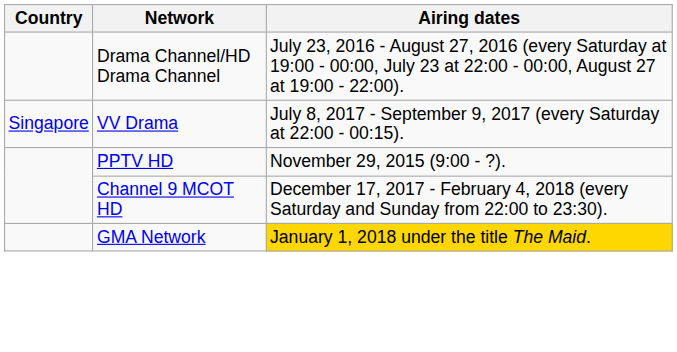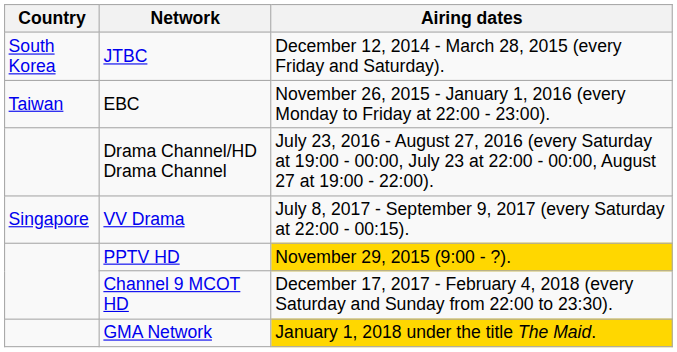+ row: (125, 56)
+ row: (121, 103)
(388, 161) no background -> (393, 257) gold background
